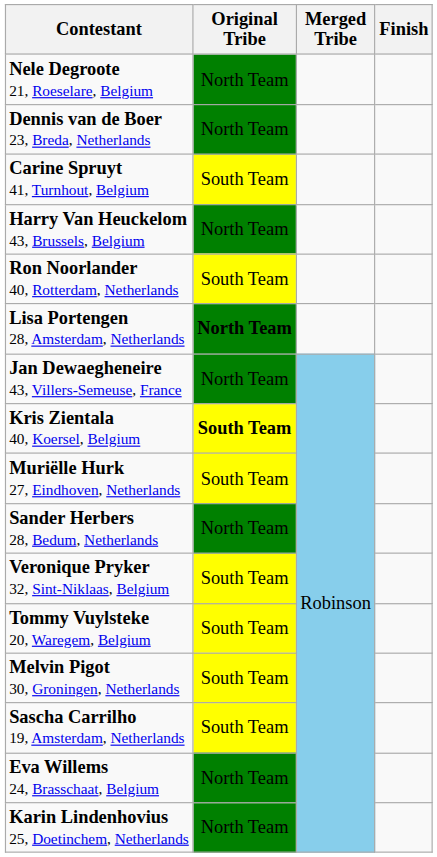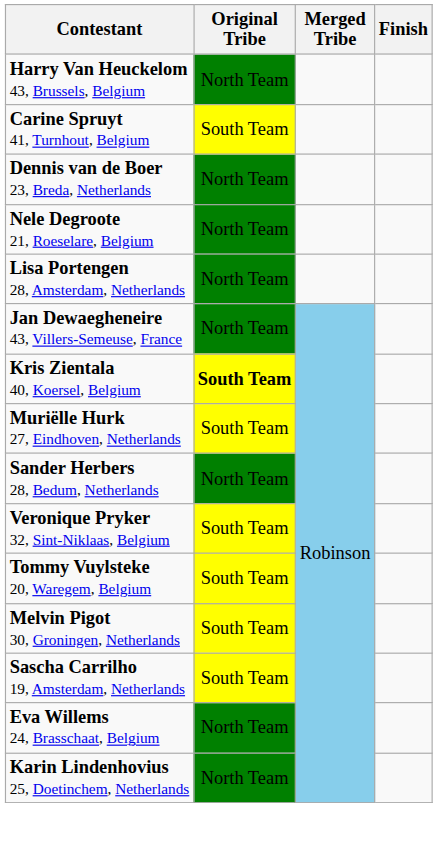rows swapped: (81, 79) <-> (98, 228)
rows swapped: (86, 129) <-> (79, 179)
- row: (94, 278)
(245, 328) bold -> (245, 278) normal
